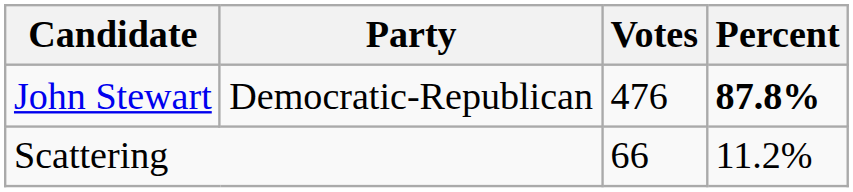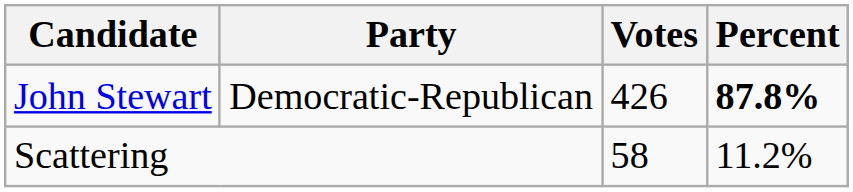(639, 95) 476 -> (639, 95) 426
(630, 155) 66 -> (630, 155) 58
